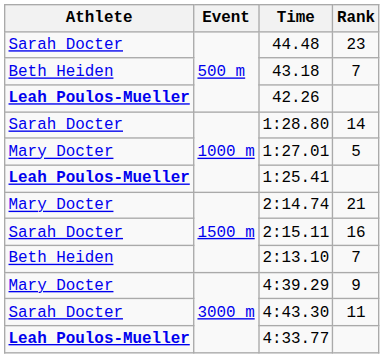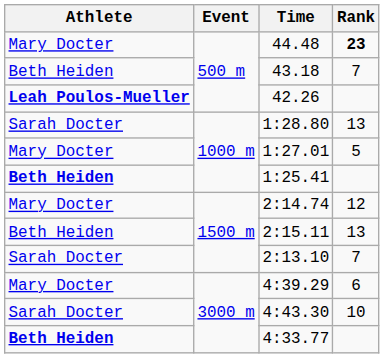(66, 44) Sarah Docter -> (61, 44) Mary Docter
(356, 44) normal -> (356, 44) bold
(356, 125) 14 -> (356, 125) 13
(99, 178) Leah Poulos-Mueller -> (61, 178) Beth Heiden
(356, 205) 21 -> (356, 205) 12
(66, 232) Sarah Docter -> (61, 232) Beth Heiden
(356, 232) 16 -> (356, 232) 13
(61, 258) Beth Heiden -> (66, 258) Sarah Docter
(356, 285) 9 -> (356, 285) 6
(356, 312) 11 -> (356, 312) 10
(99, 339) Leah Poulos-Mueller -> (61, 339) Beth Heiden
